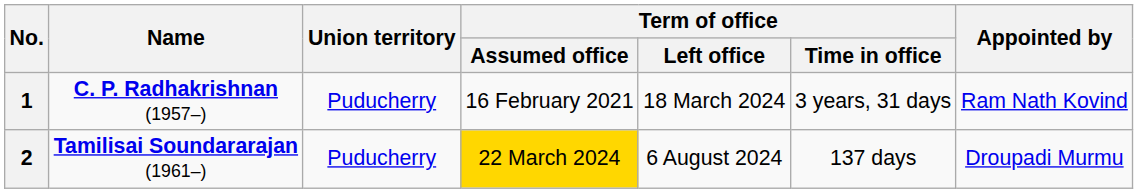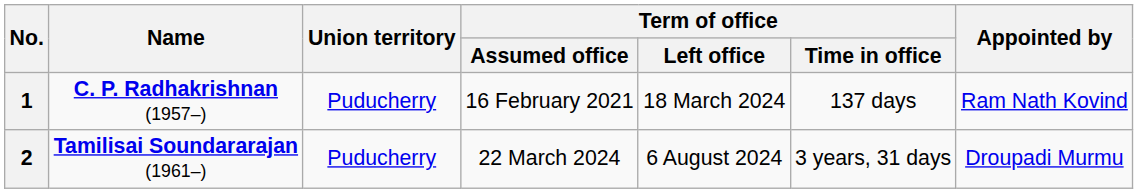(873, 100) 3 years, 31 days -> (873, 100) 137 days
(549, 158) gold background -> (549, 158) no background
(873, 158) 137 days -> (873, 158) 3 years, 31 days
